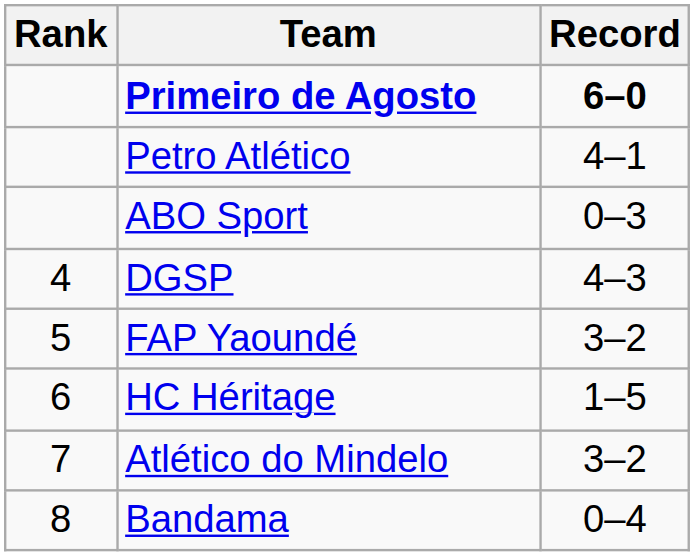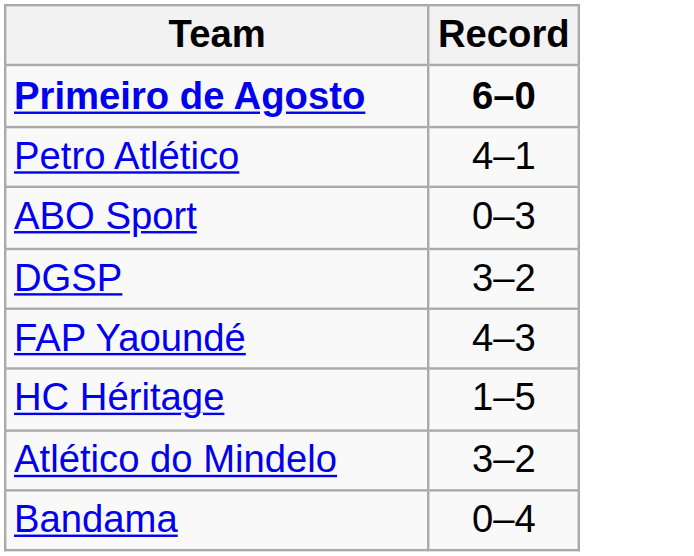- column: (61, 34)
(615, 277) 4–3 -> (504, 277) 3–2
(615, 338) 3–2 -> (504, 338) 4–3
